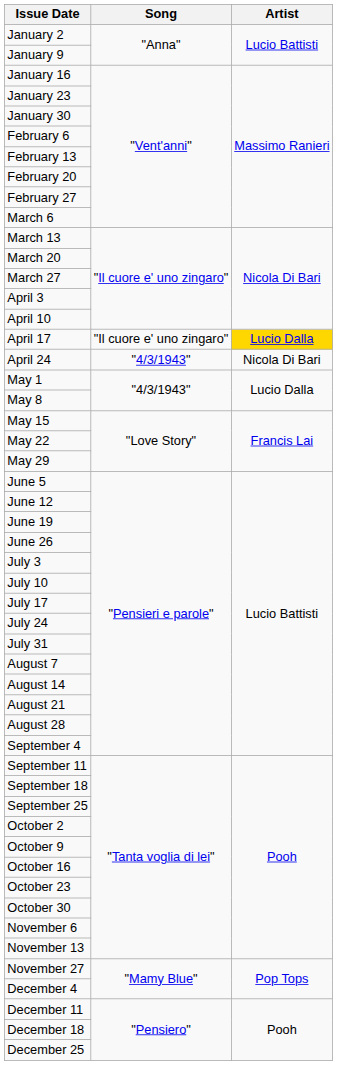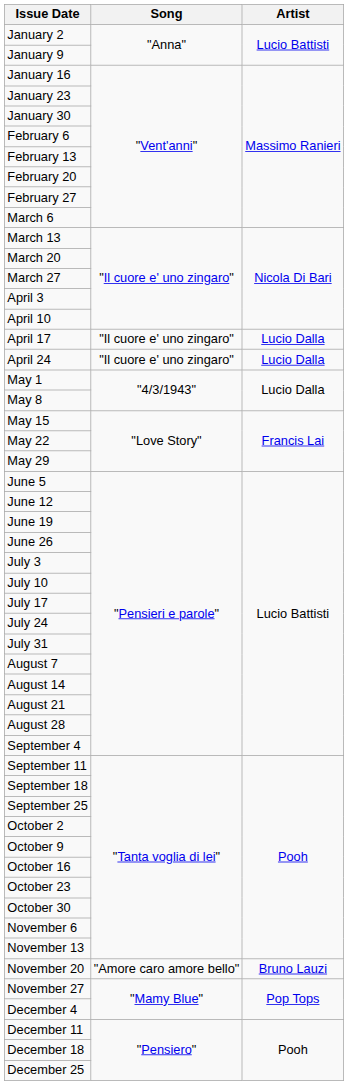(282, 339) gold background -> (293, 339) no background
(161, 359) "4/3/1943" -> (167, 359) "Il cuore e' uno zingaro"
(282, 359) Nicola Di Bari -> (293, 359) Lucio Dalla
+ row: (46, 968)
